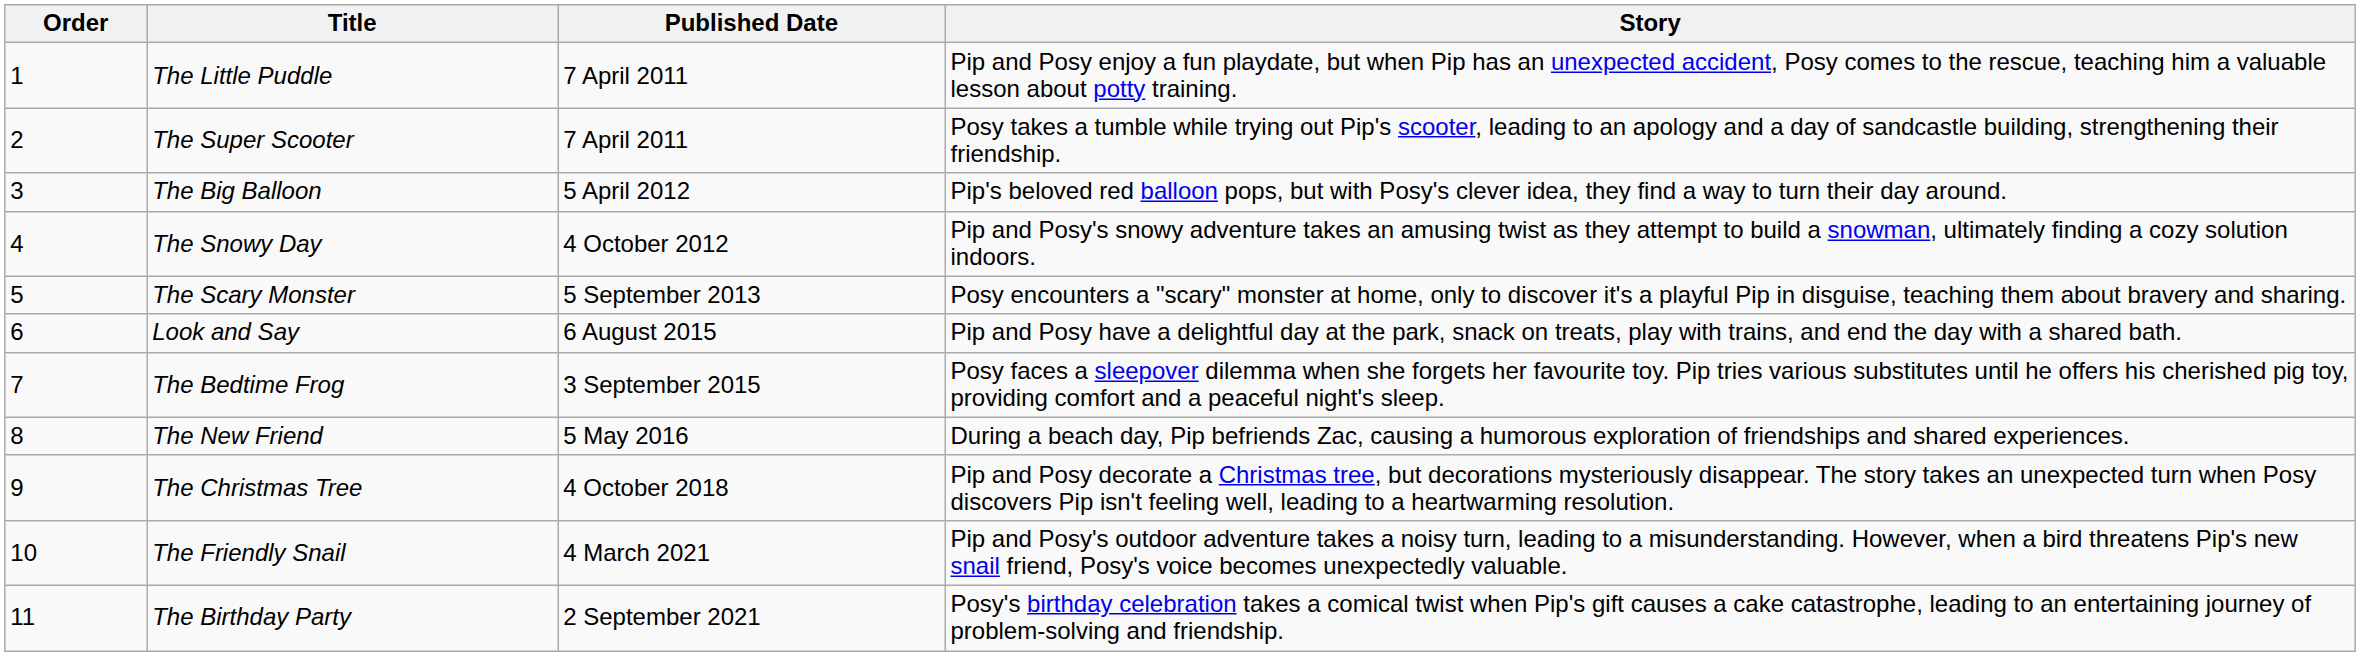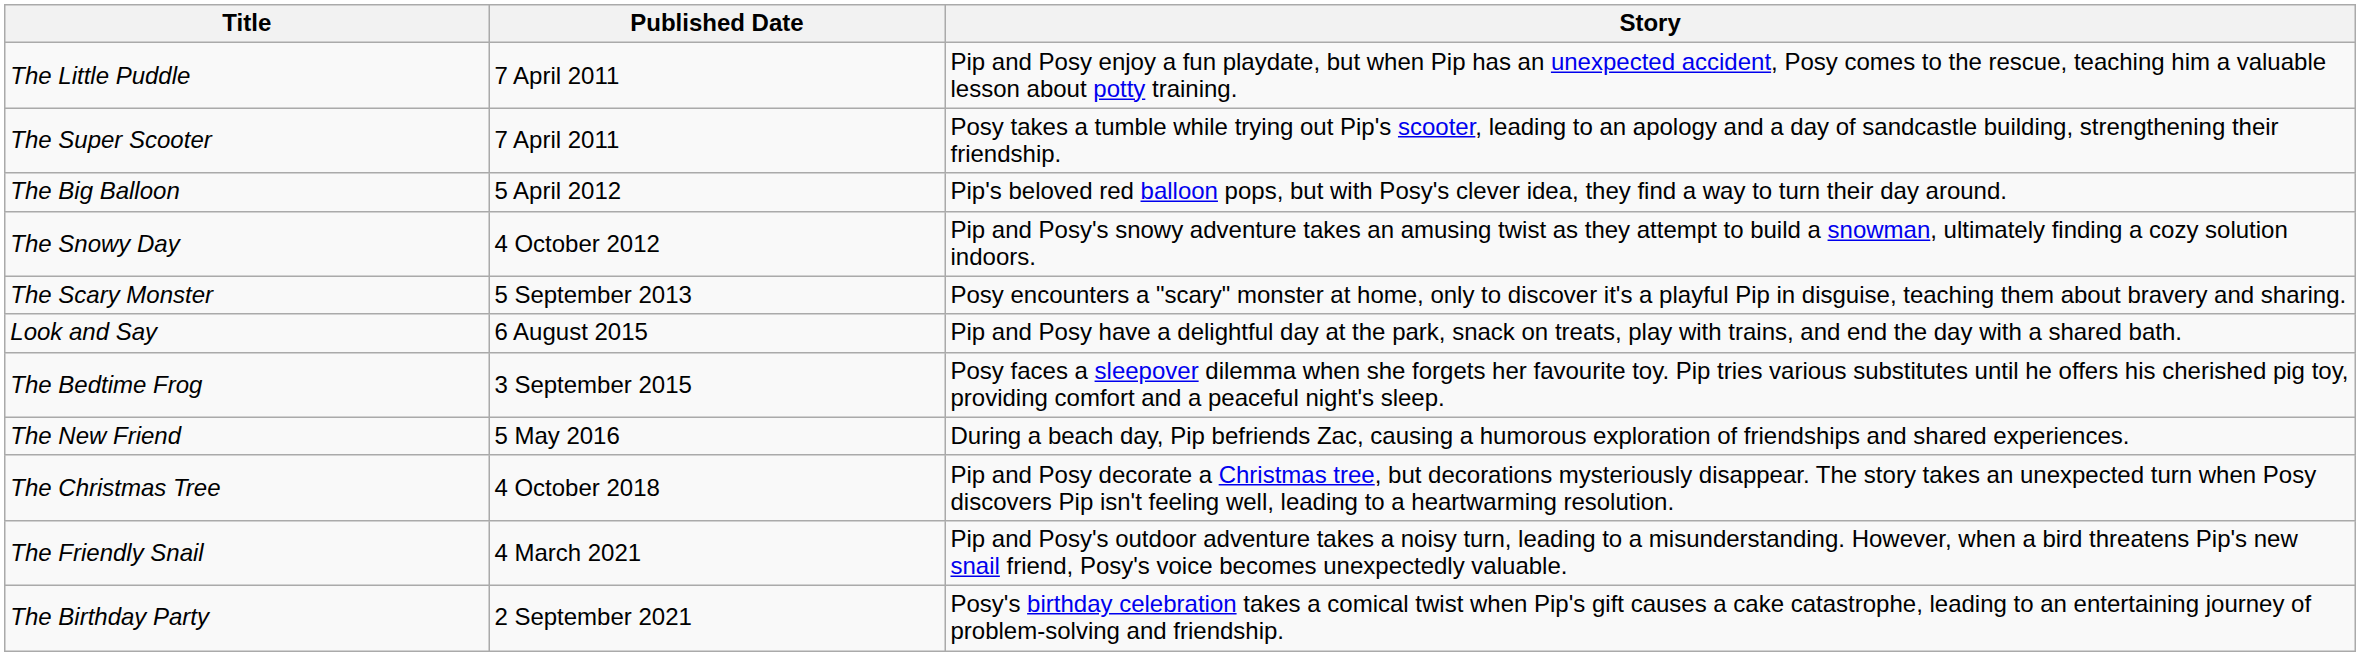- column: (76, 23)
